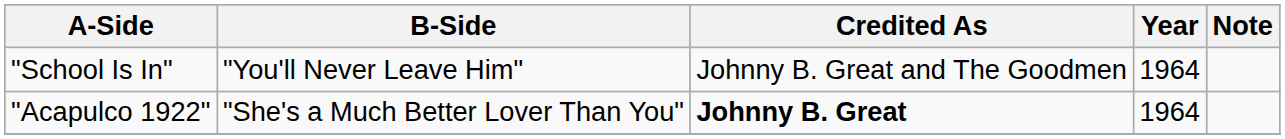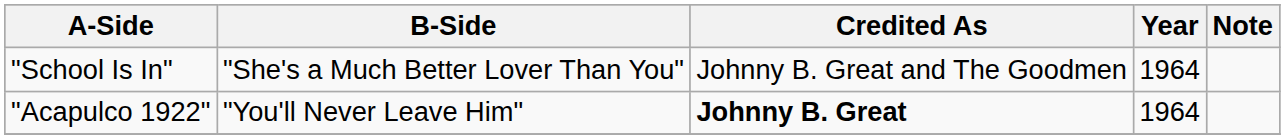(373, 69) "You'll Never Leave Him" -> (453, 69) "She's a Much Better Lover Than You"
(453, 112) "She's a Much Better Lover Than You" -> (373, 112) "You'll Never Leave Him"
